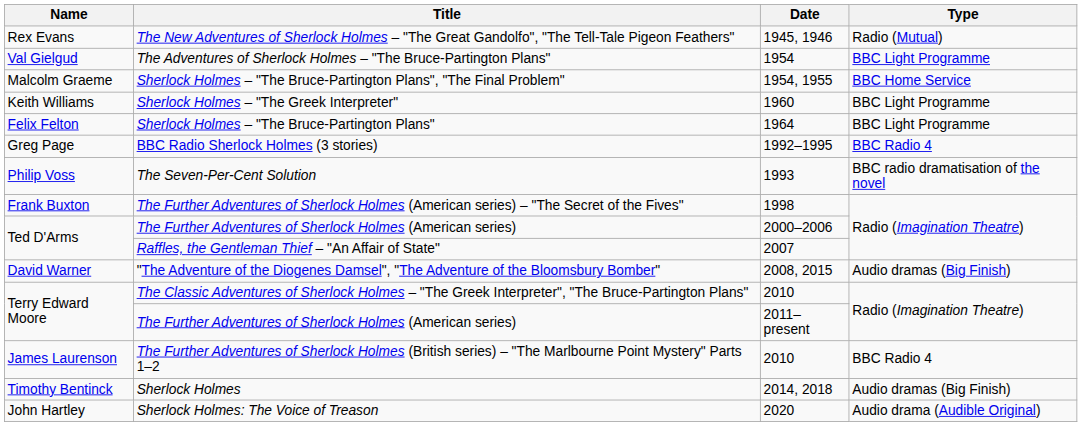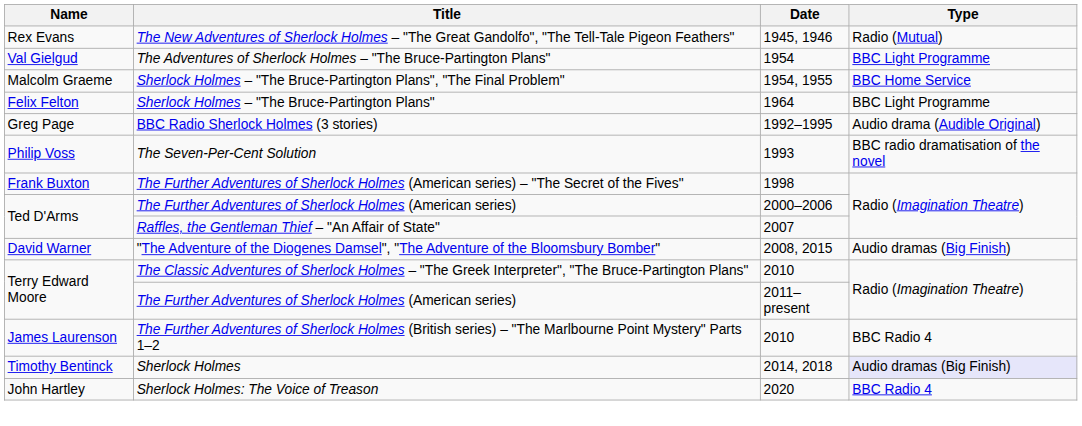- row: (267, 102)
(892, 146) BBC Radio 4 -> (946, 124) Audio drama (Audible Original)
(932, 389) no background -> (932, 367) lavender background
(946, 411) Audio drama (Audible Original) -> (892, 389) BBC Radio 4
